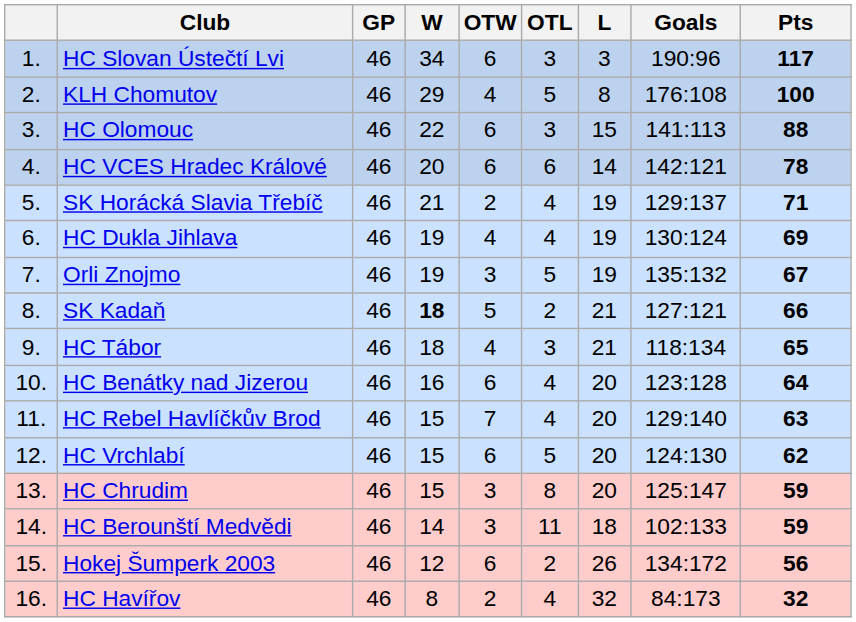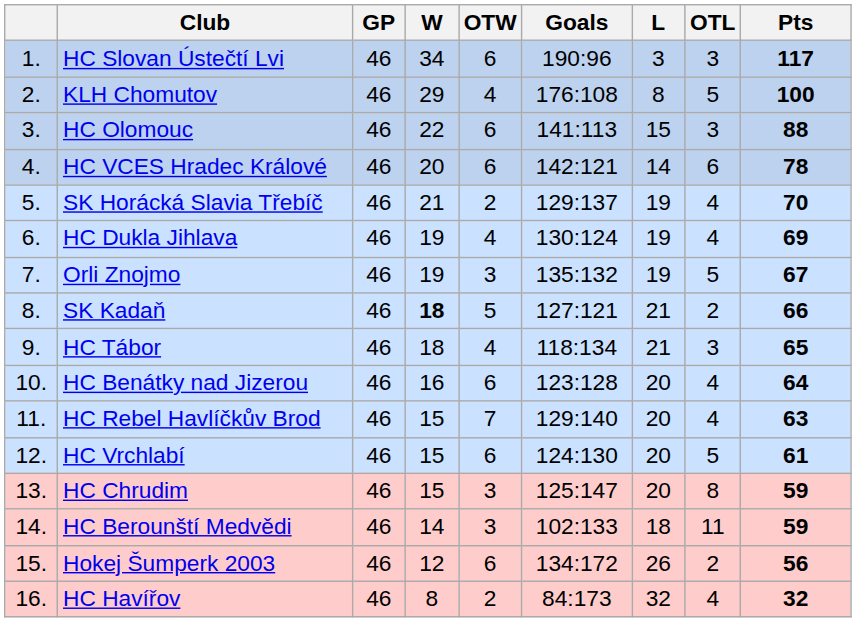columns swapped: (550, 22) <-> (686, 22)
(796, 202) 71 -> (796, 202) 70
(796, 454) 62 -> (796, 454) 61
